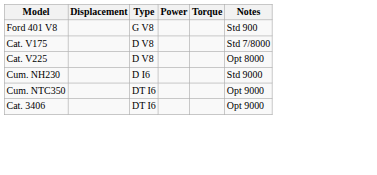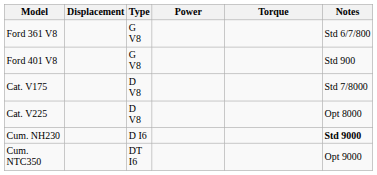+ row: (32, 33)
(245, 75) normal -> (343, 135) bold
- row: (26, 106)
